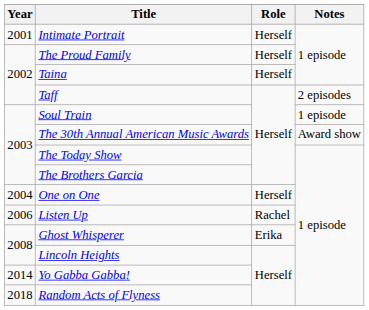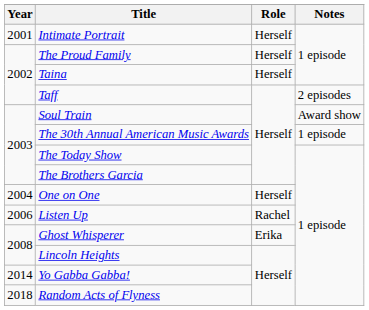(322, 114) 1 episode -> (329, 114) Award show
(329, 134) Award show -> (322, 134) 1 episode
